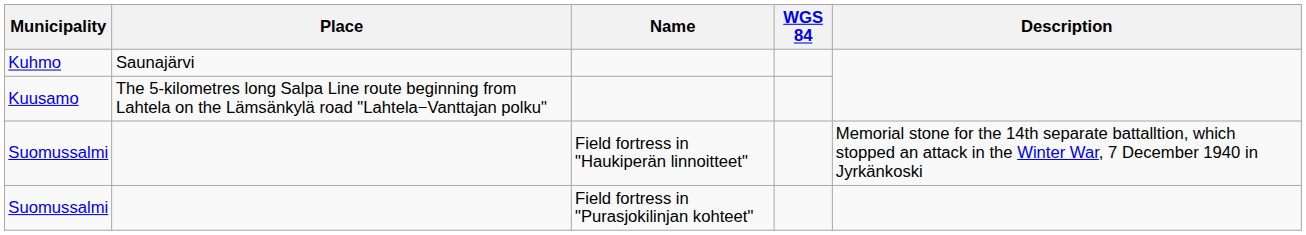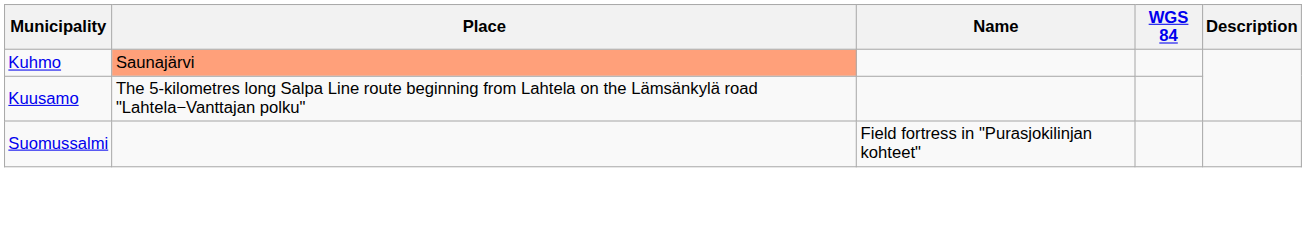(155, 62) no background -> (155, 62) lightsalmon background
- row: (58, 153)
